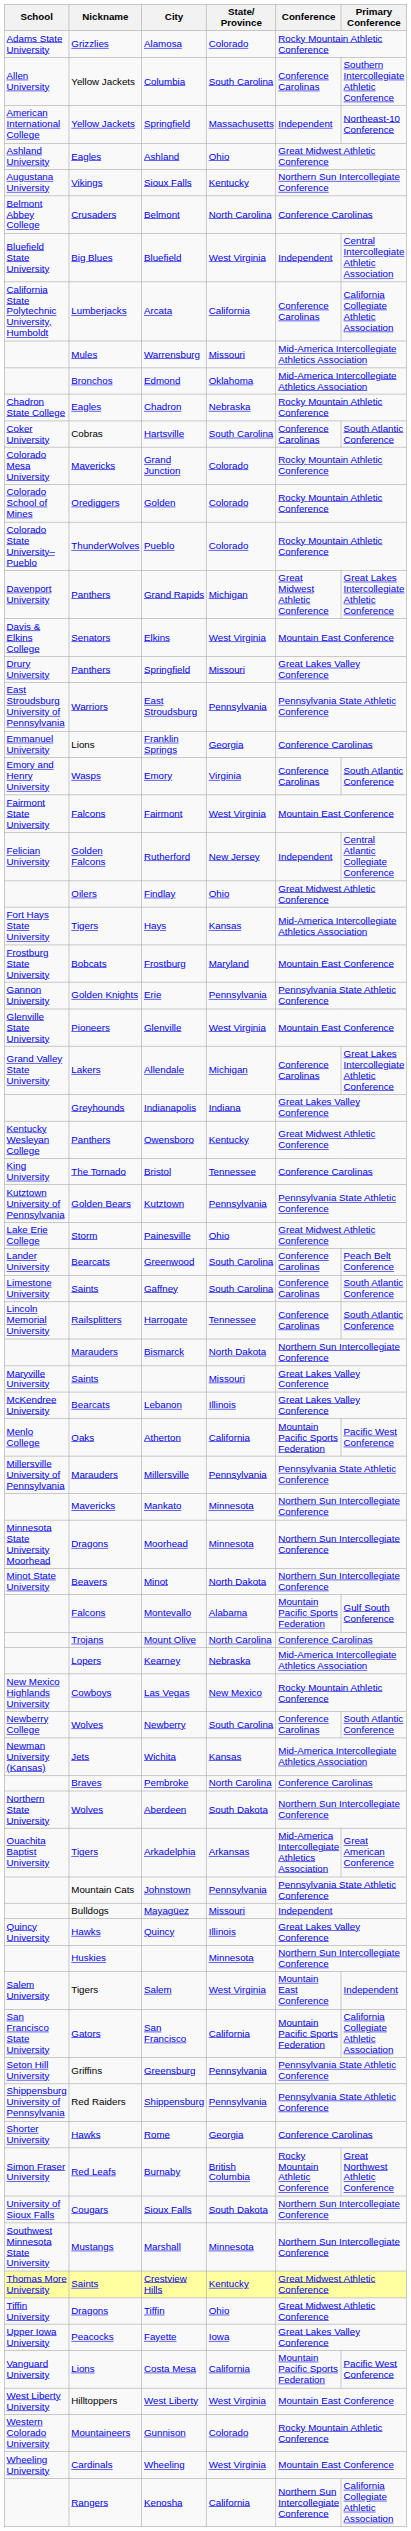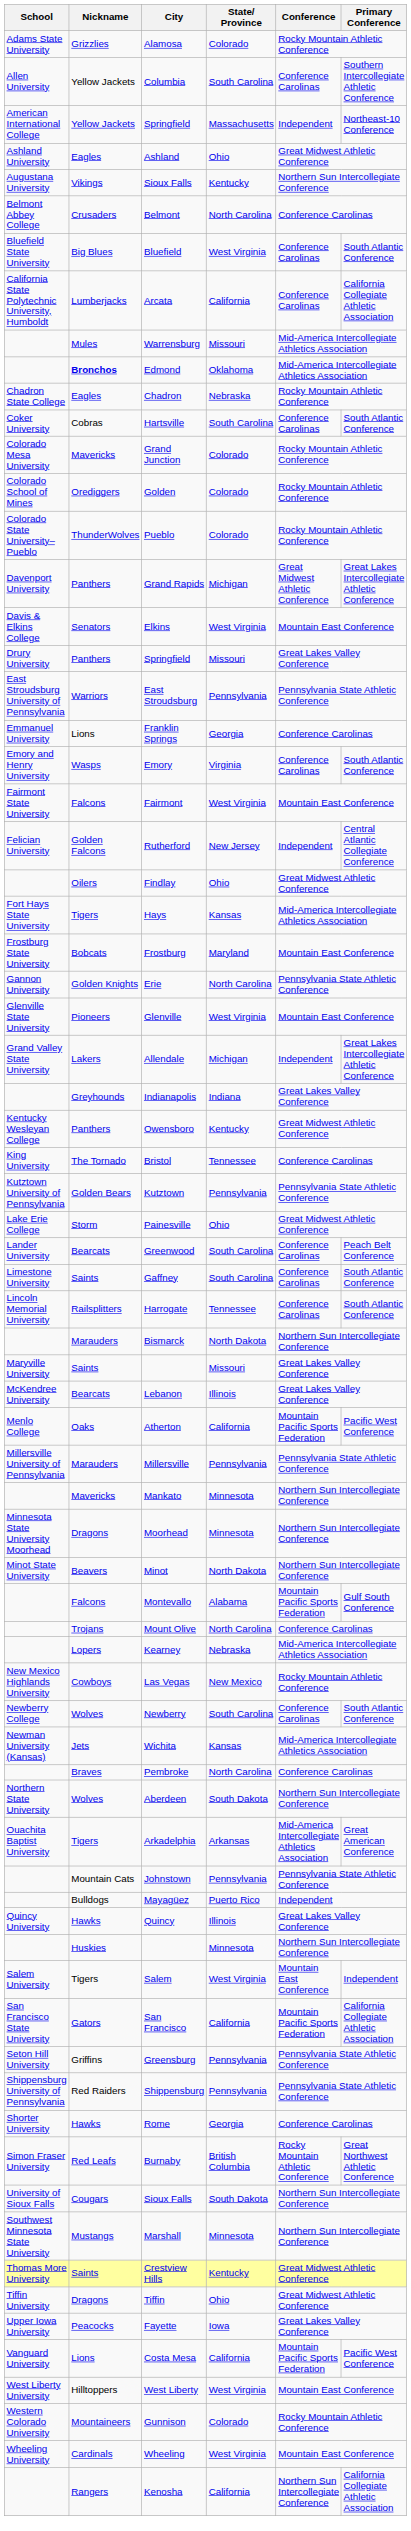(305, 257) Independent -> (304, 252) Conference Carolinas
(374, 257) Central Intercollegiate Athletic Association -> (373, 252) South Atlantic Conference
(92, 381) normal -> (94, 370) bold
(238, 995) Pennsylvania -> (240, 984) North Carolina
(304, 1070) Conference Carolinas -> (305, 1059) Independent
(227, 1911) Missouri -> (234, 1900) Puerto Rico
